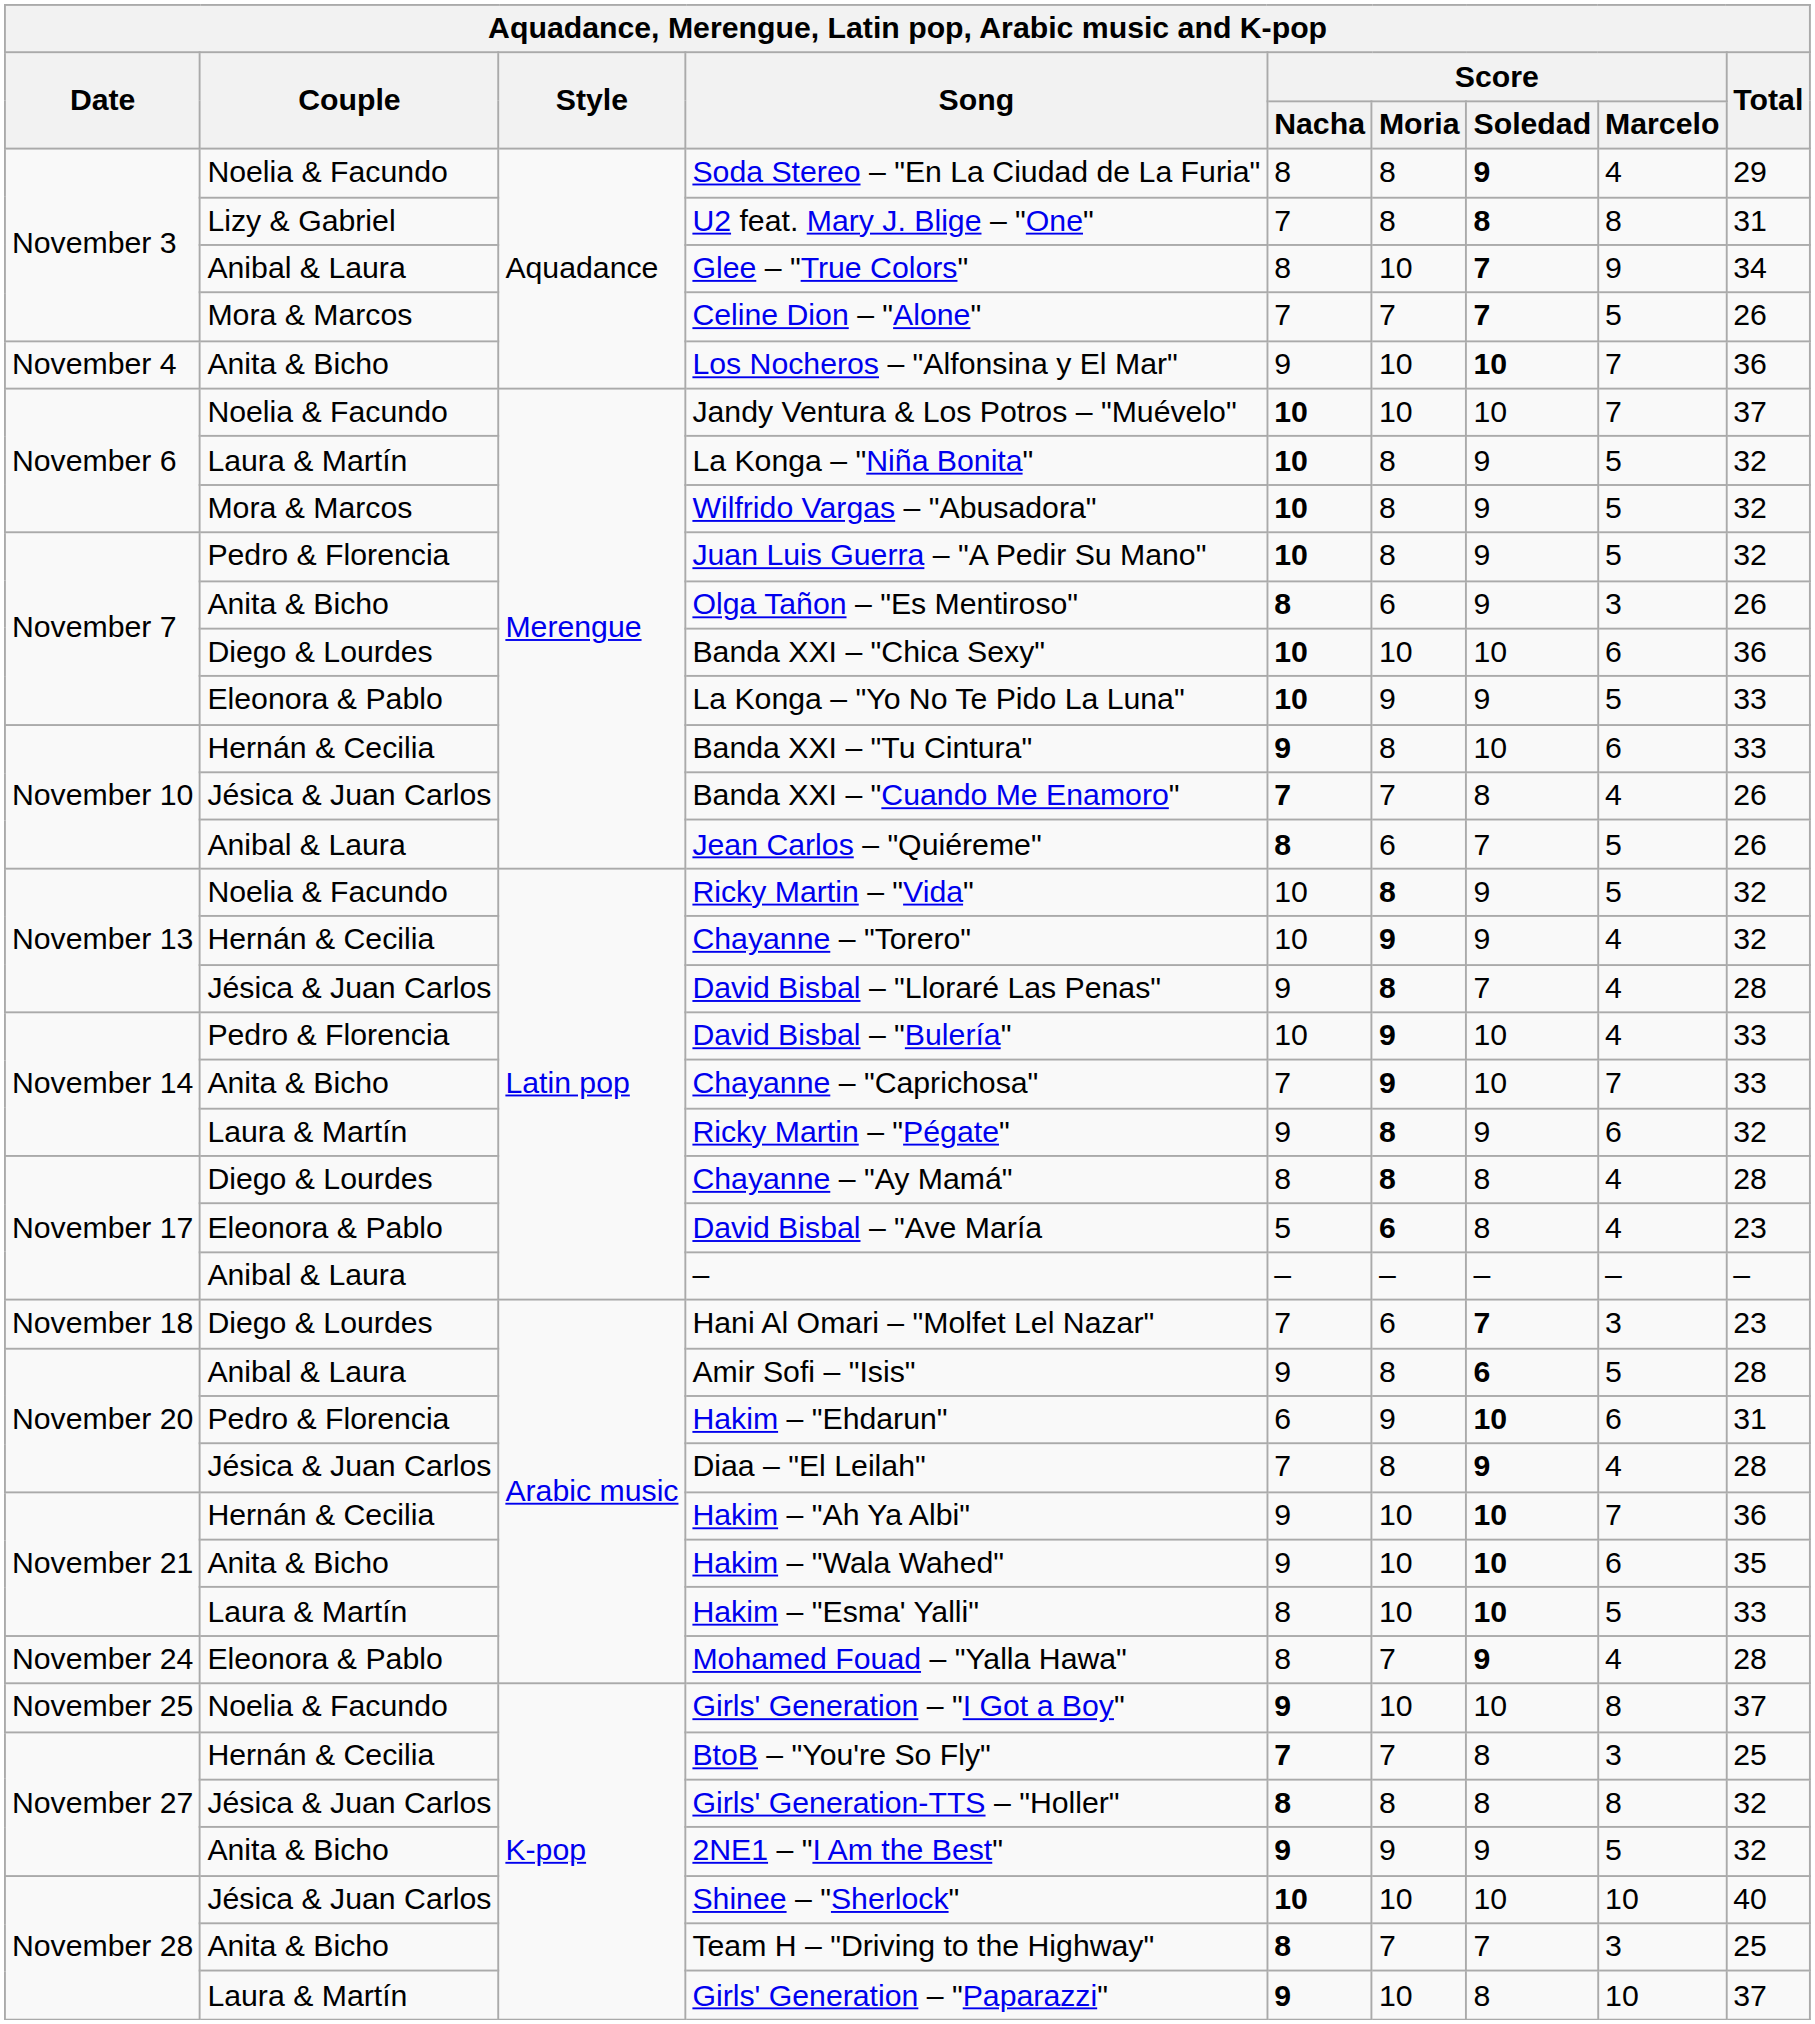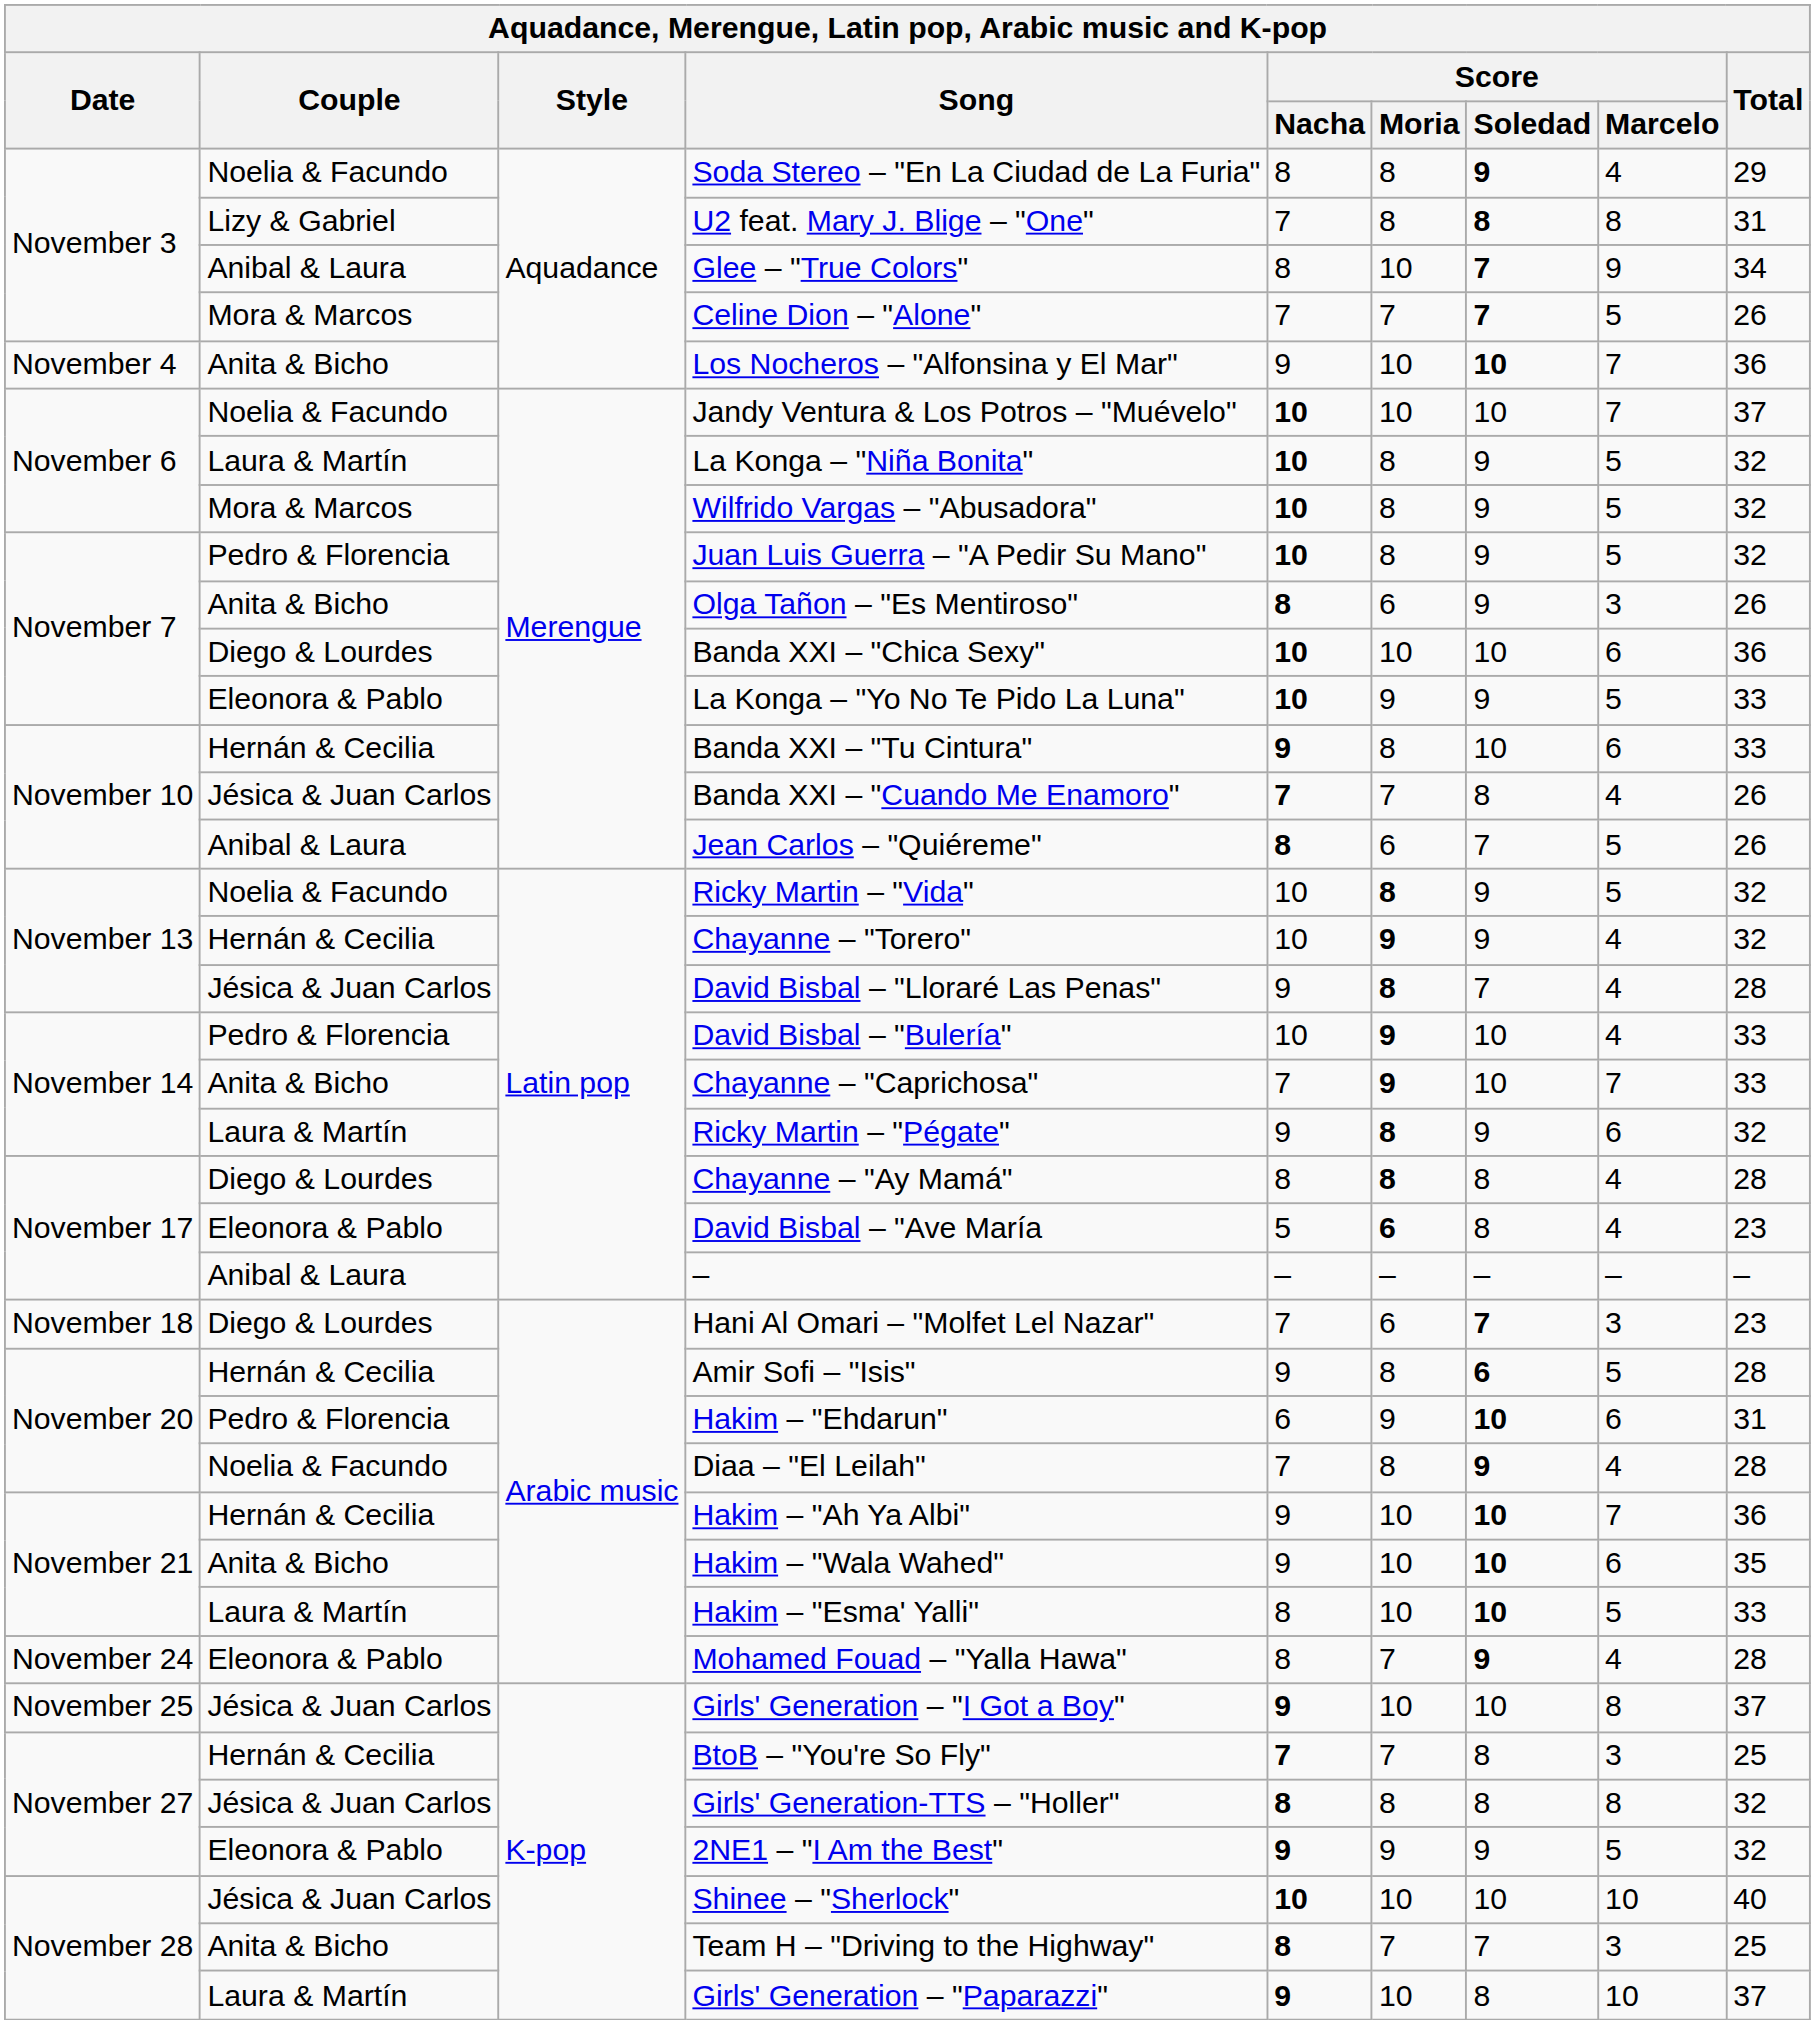(307, 1371) Anibal & Laura -> (321, 1371) Hernán & Cecilia
(349, 1467) Jésica & Juan Carlos -> (328, 1467) Noelia & Facundo
(328, 1707) Noelia & Facundo -> (349, 1707) Jésica & Juan Carlos
(298, 1850) Anita & Bicho -> (325, 1850) Eleonora & Pablo
